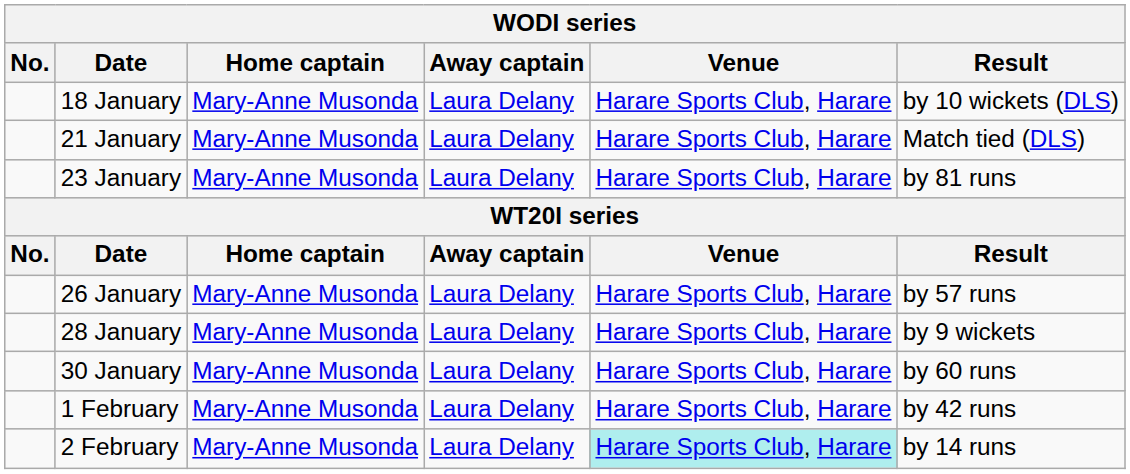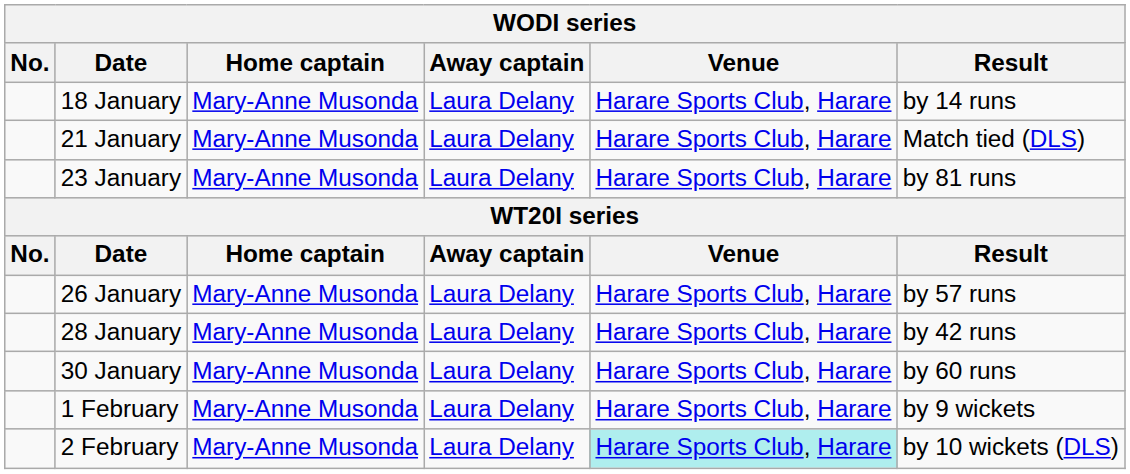(1011, 100) by 10 wickets (DLS) -> (959, 100) by 14 runs
(969, 332) by 9 wickets -> (959, 332) by 42 runs
(959, 409) by 42 runs -> (969, 409) by 9 wickets
(959, 448) by 14 runs -> (1011, 448) by 10 wickets (DLS)
